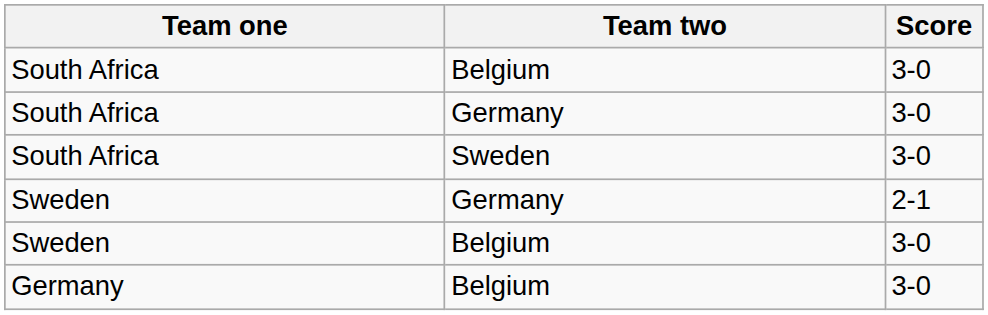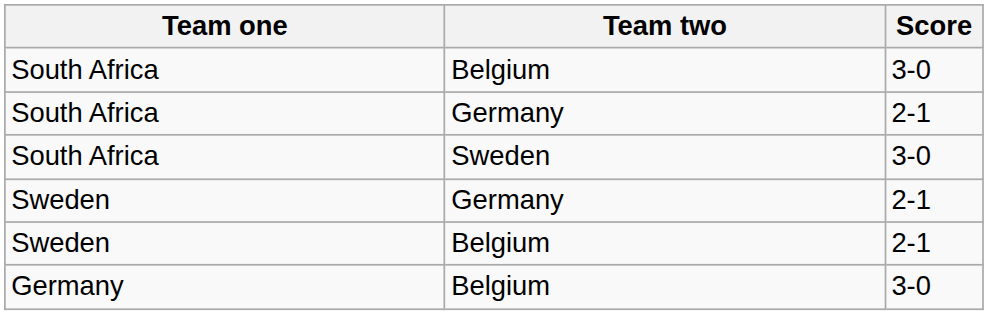(911, 112) 3-0 -> (911, 112) 2-1
(911, 243) 3-0 -> (911, 243) 2-1
